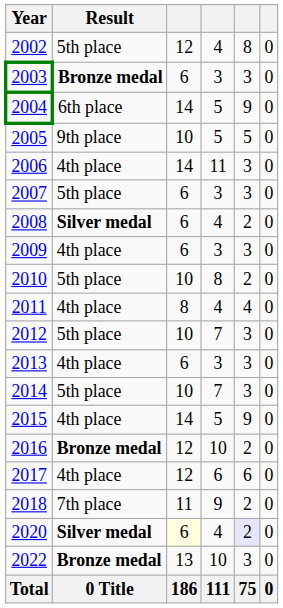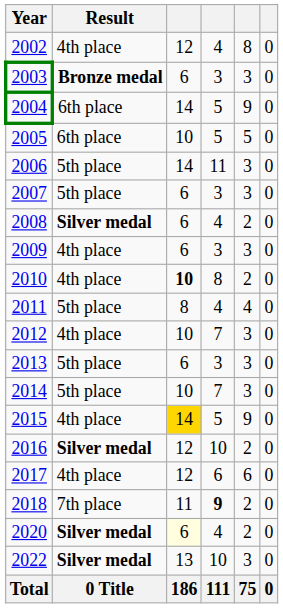(89, 47) 5th place -> (89, 47) 4th place
(89, 137) 9th place -> (89, 137) 6th place
(89, 166) 4th place -> (89, 166) 5th place
(89, 278) 5th place -> (89, 278) 4th place
(184, 278) normal -> (184, 278) bold
(89, 306) 4th place -> (89, 306) 5th place
(89, 335) 5th place -> (89, 335) 4th place
(89, 363) 4th place -> (89, 363) 5th place
(184, 419) no background -> (184, 419) gold background
(109, 447) Bronze medal -> (104, 447) Silver medal
(218, 504) normal -> (218, 504) bold
(247, 532) lavender background -> (247, 532) no background
(109, 560) Bronze medal -> (104, 560) Silver medal
